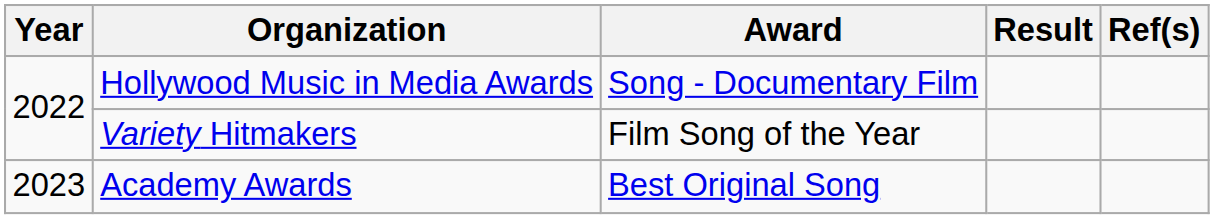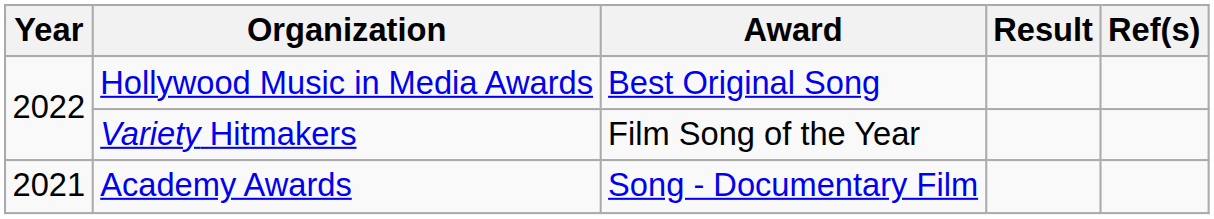(793, 82) Song - Documentary Film -> (744, 82) Best Original Song
(49, 185) 2023 -> (49, 185) 2021
(744, 185) Best Original Song -> (793, 185) Song - Documentary Film
